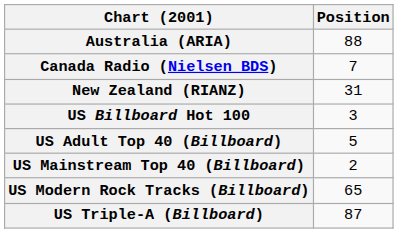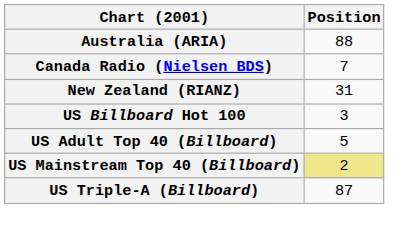(353, 166) no background -> (344, 166) khaki background
- row: (159, 191)
